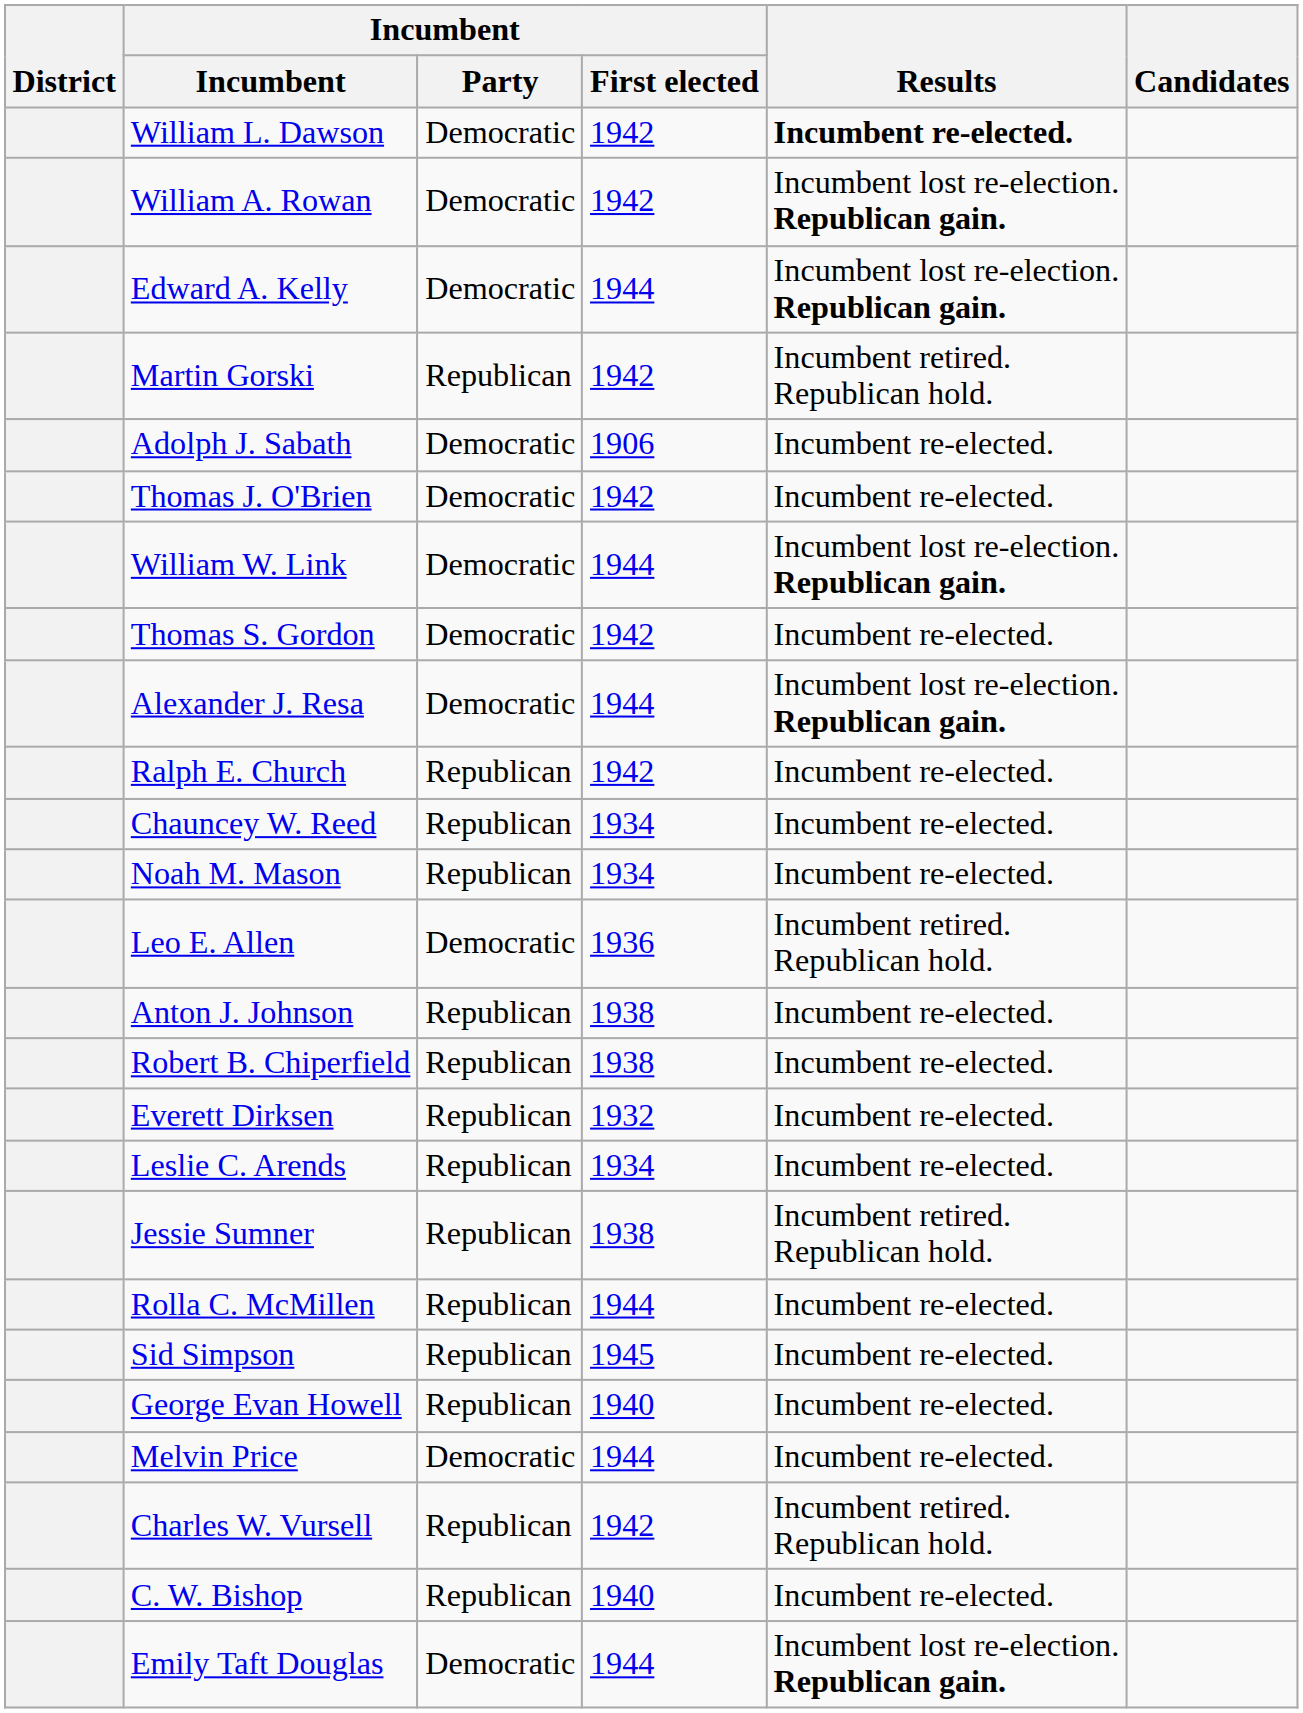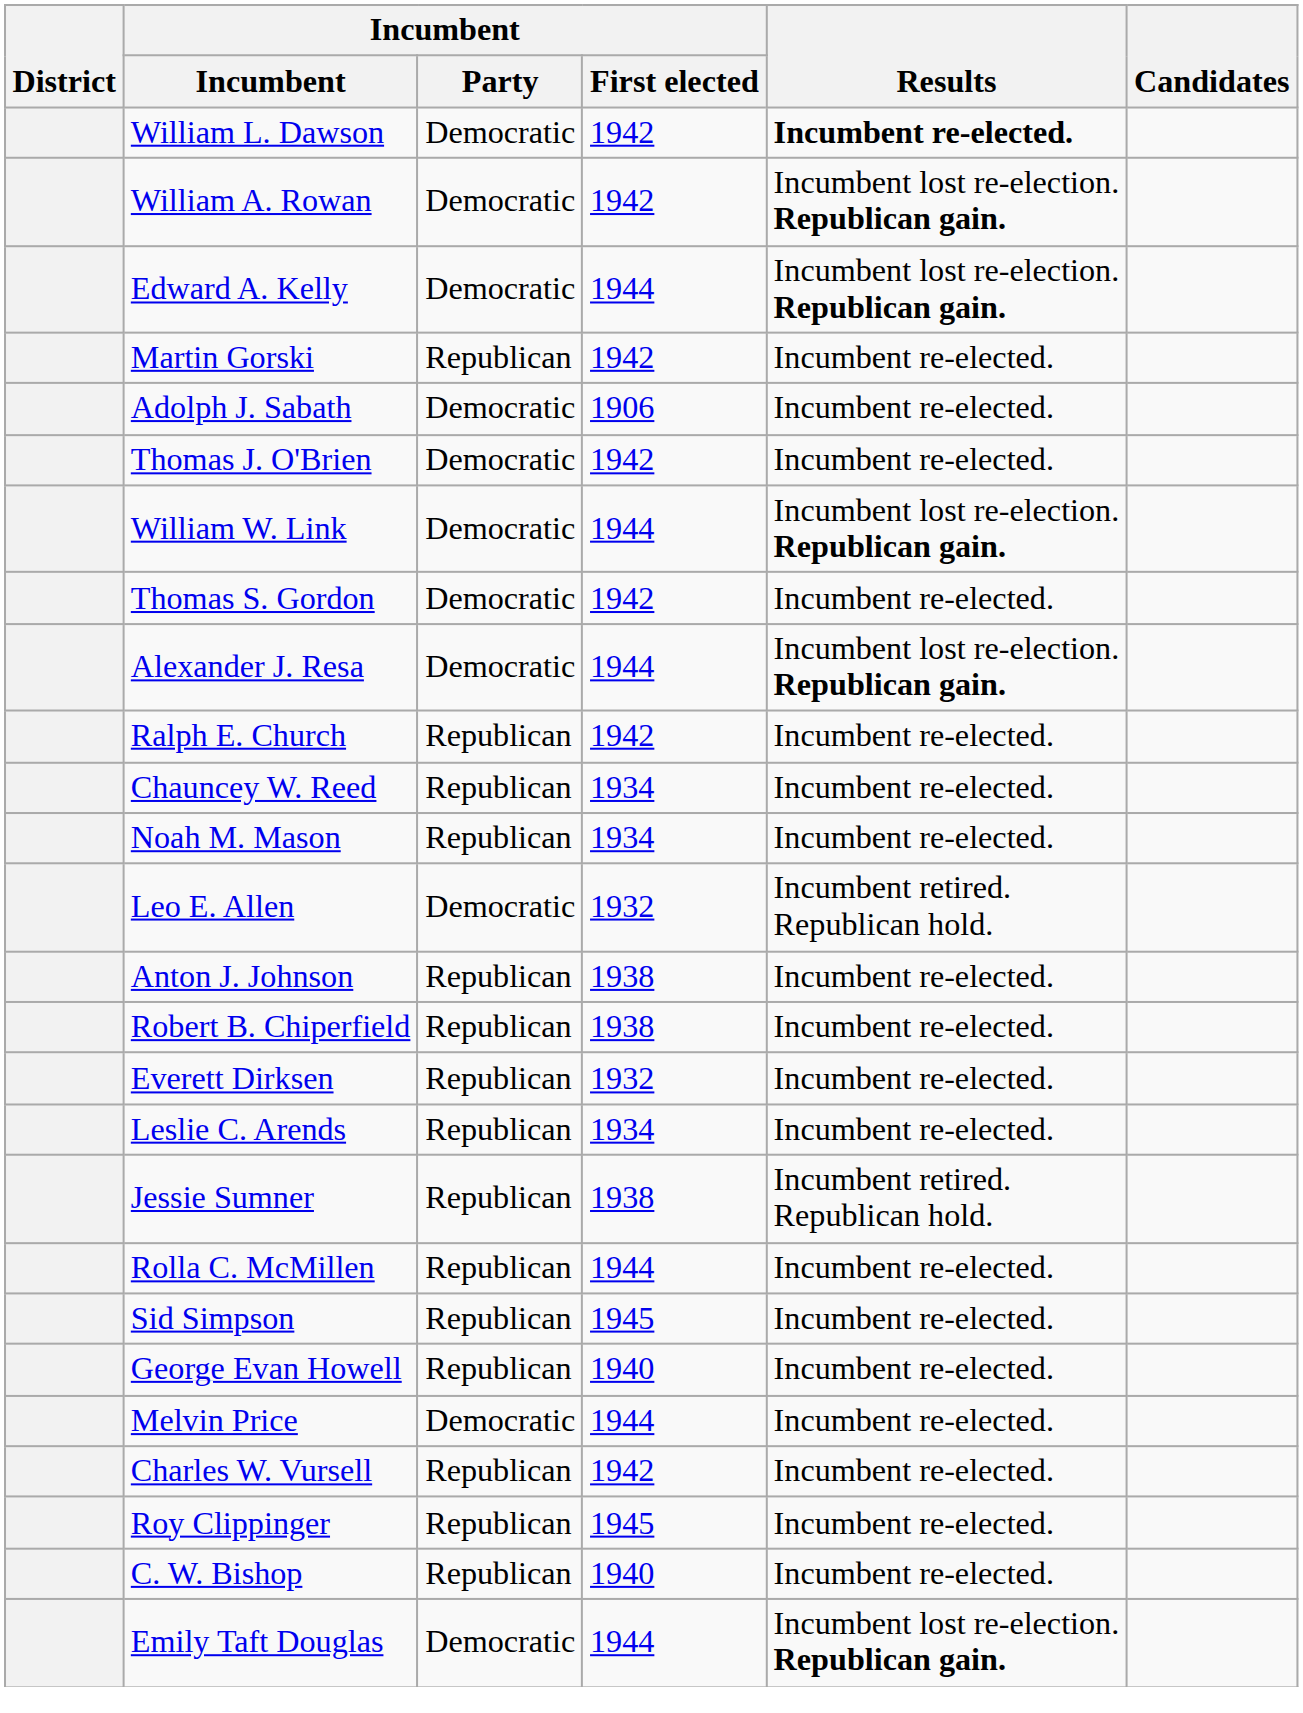(892, 375) Incumbent retired. Republican hold. -> (914, 357) Incumbent re-elected.
(622, 943) 1936 -> (622, 906) 1932
(892, 1525) Incumbent retired. Republican hold. -> (914, 1471) Incumbent re-elected.
+ row: (230, 1522)
